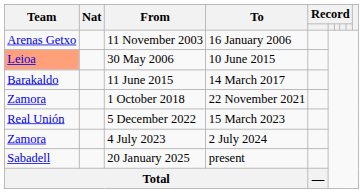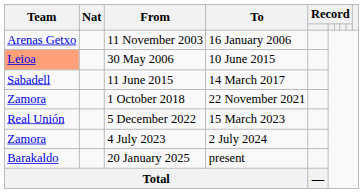(33, 79) Barakaldo -> (29, 79) Sabadell
(29, 158) Sabadell -> (33, 158) Barakaldo
